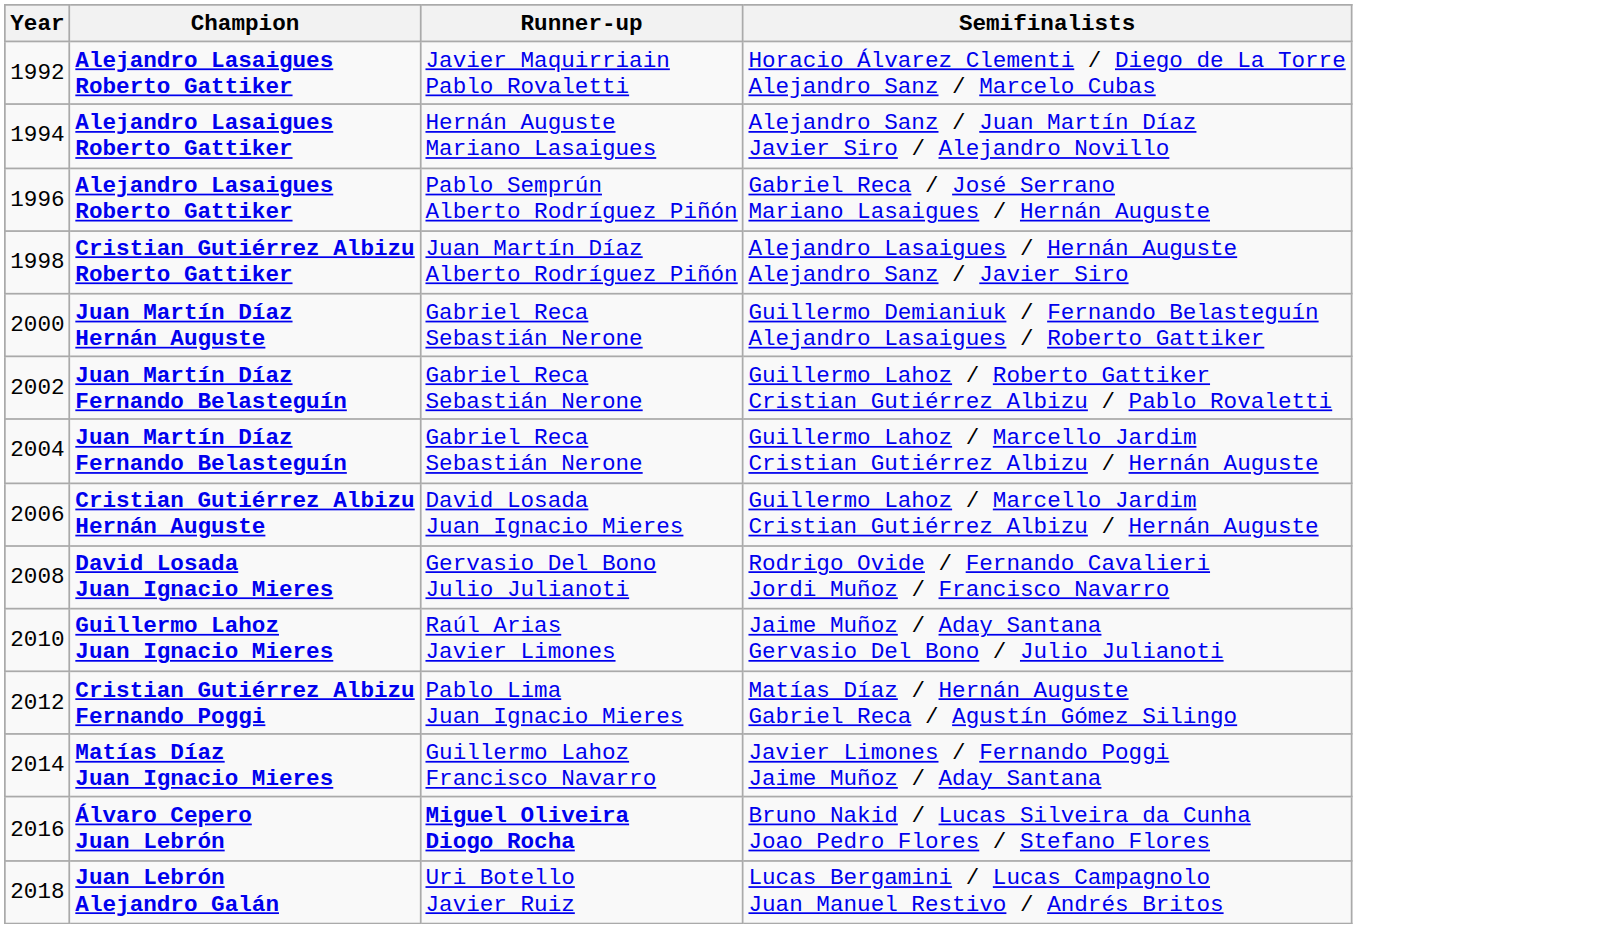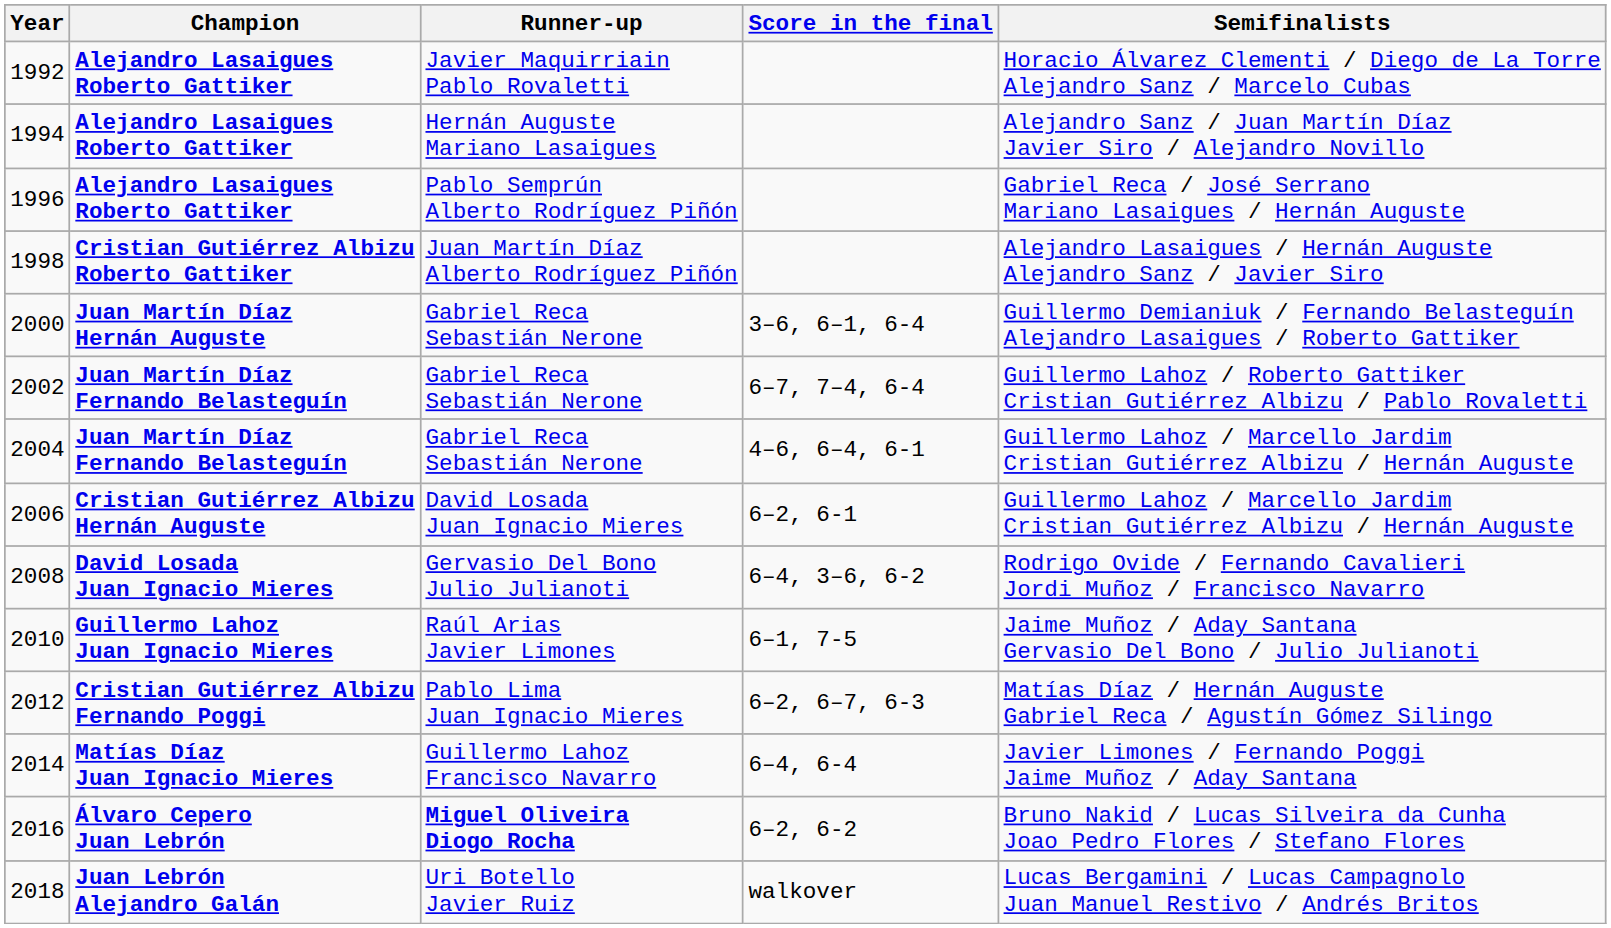+ column: (871, 23)
